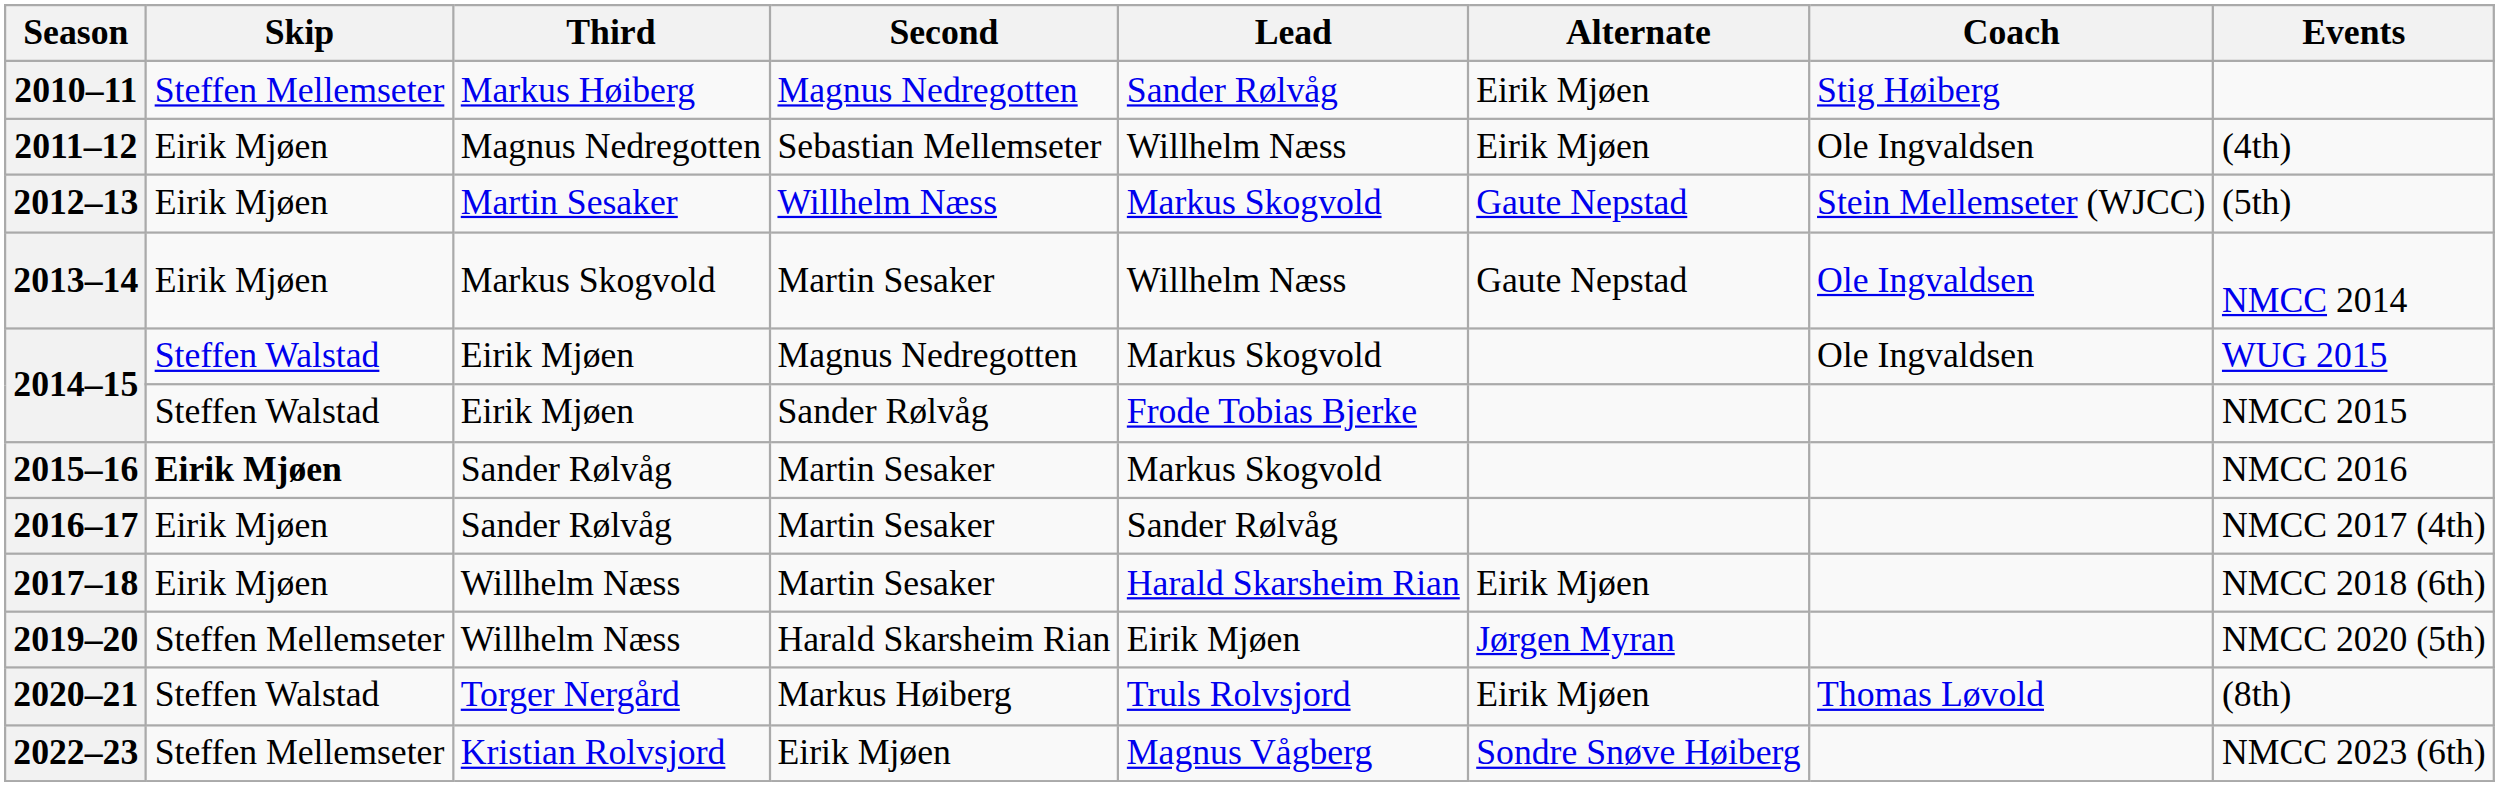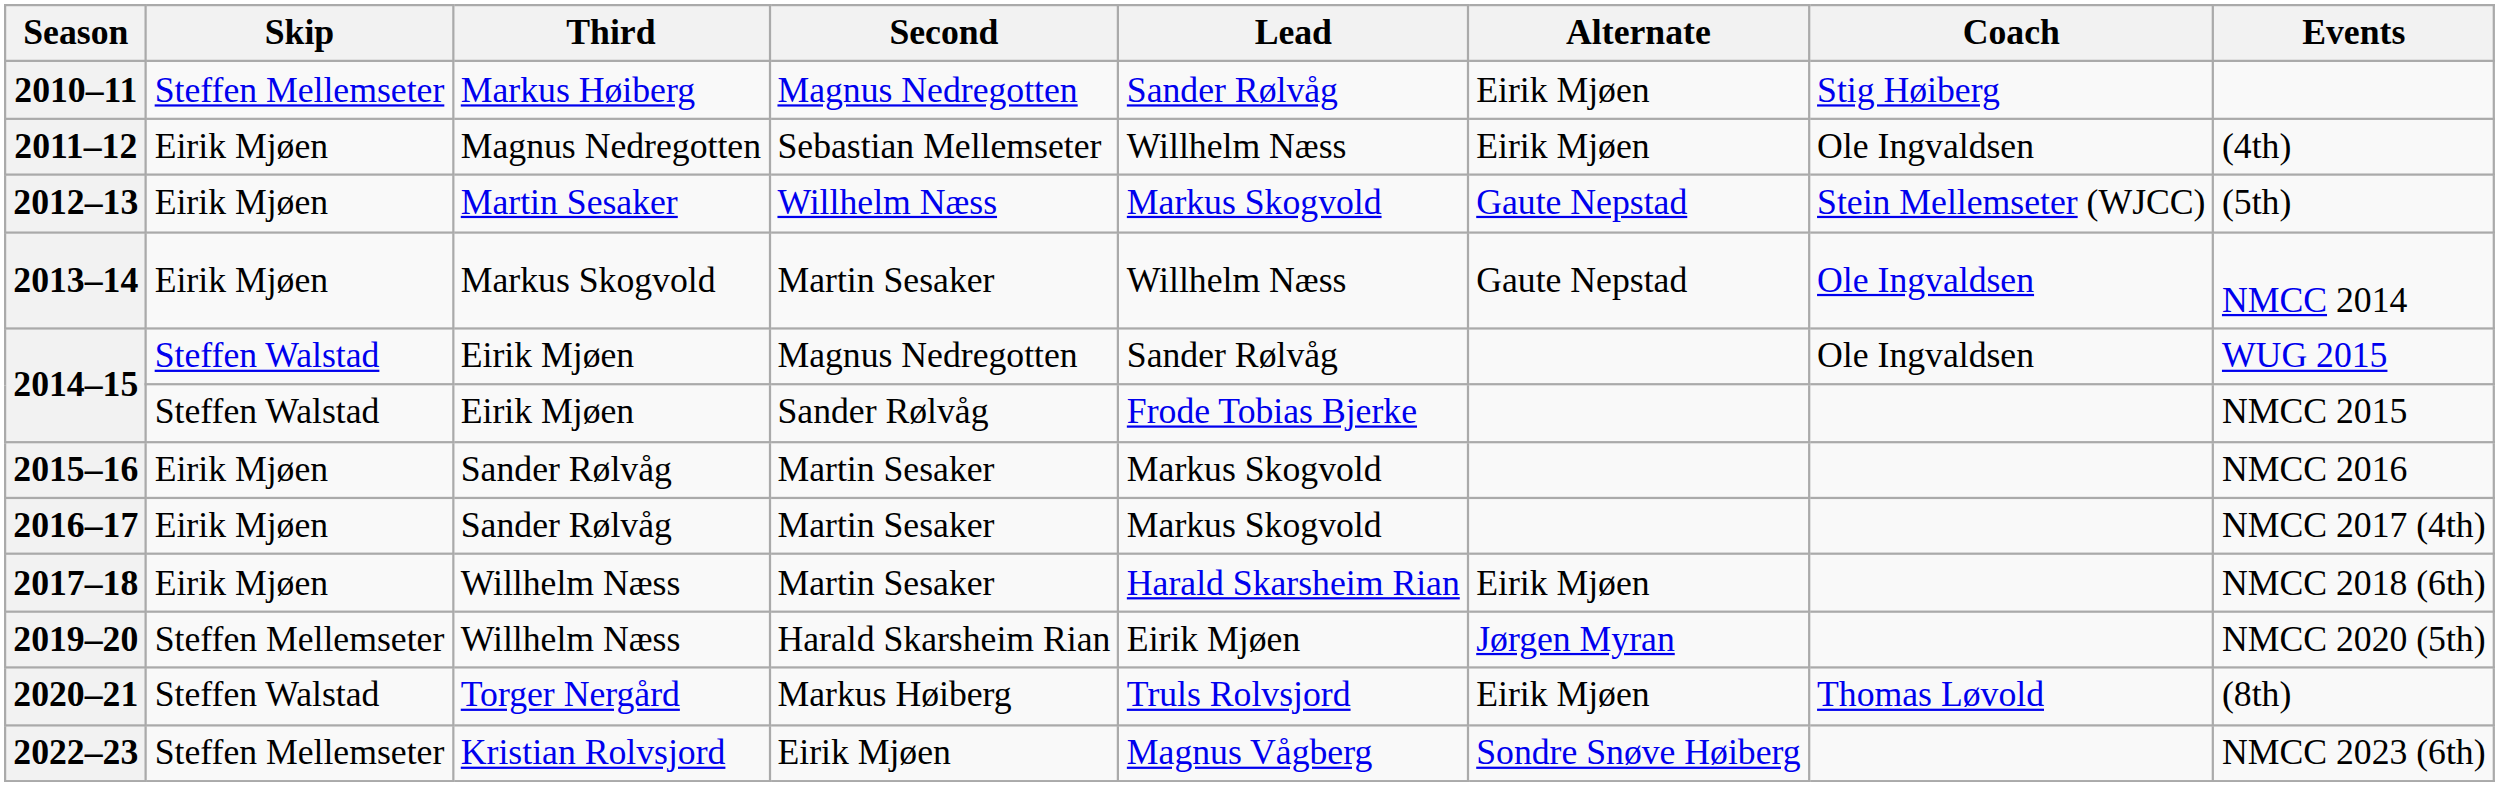(1254, 355) Markus Skogvold -> (1232, 355) Sander Rølvåg
(248, 469) bold -> (241, 469) normal
(1232, 525) Sander Rølvåg -> (1254, 525) Markus Skogvold
